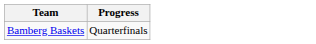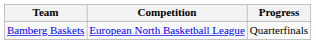+ column: (167, 13)
